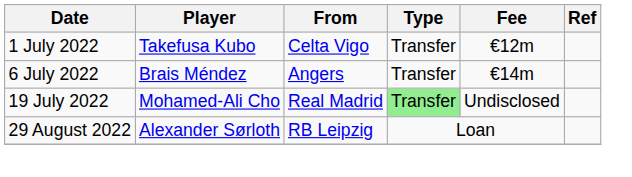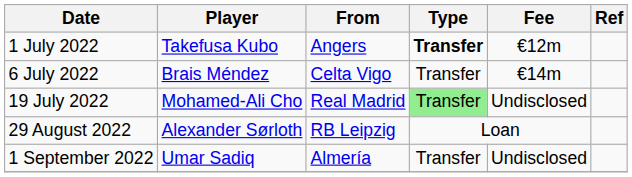(328, 46) Celta Vigo -> (338, 46) Angers
(423, 46) normal -> (448, 46) bold
(316, 74) Angers -> (351, 74) Celta Vigo
+ row: (81, 158)
